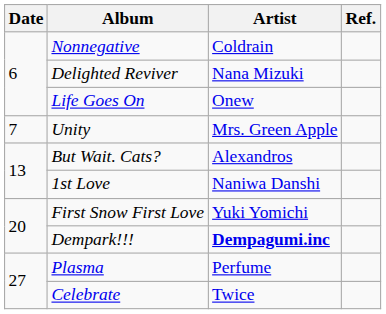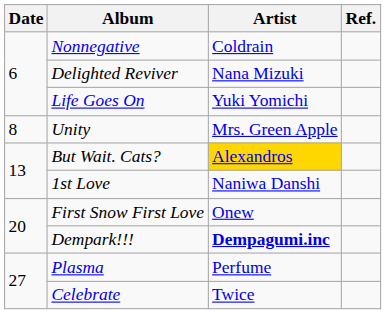(233, 101) Onew -> (260, 101) Yuki Yomichi
(13, 128) 7 -> (13, 128) 8
(252, 156) no background -> (252, 156) gold background
(260, 211) Yuki Yomichi -> (233, 211) Onew
